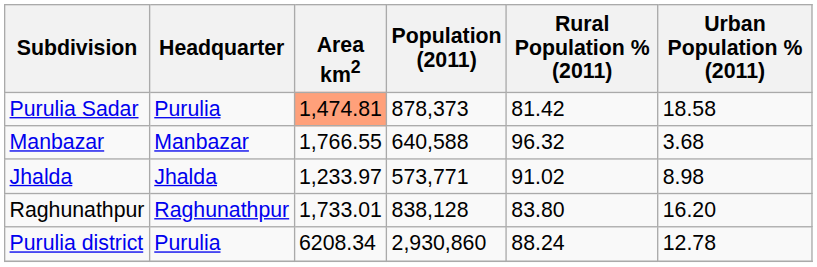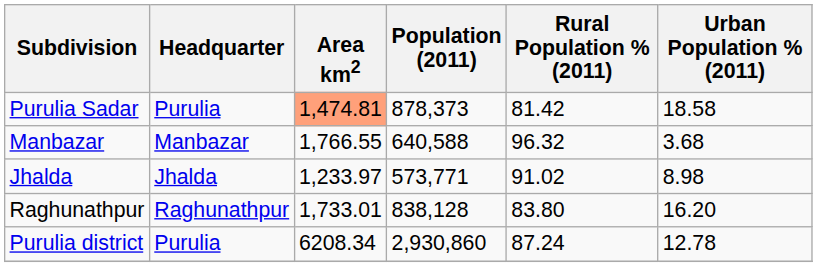(538, 243) 88.24 -> (538, 243) 87.24
